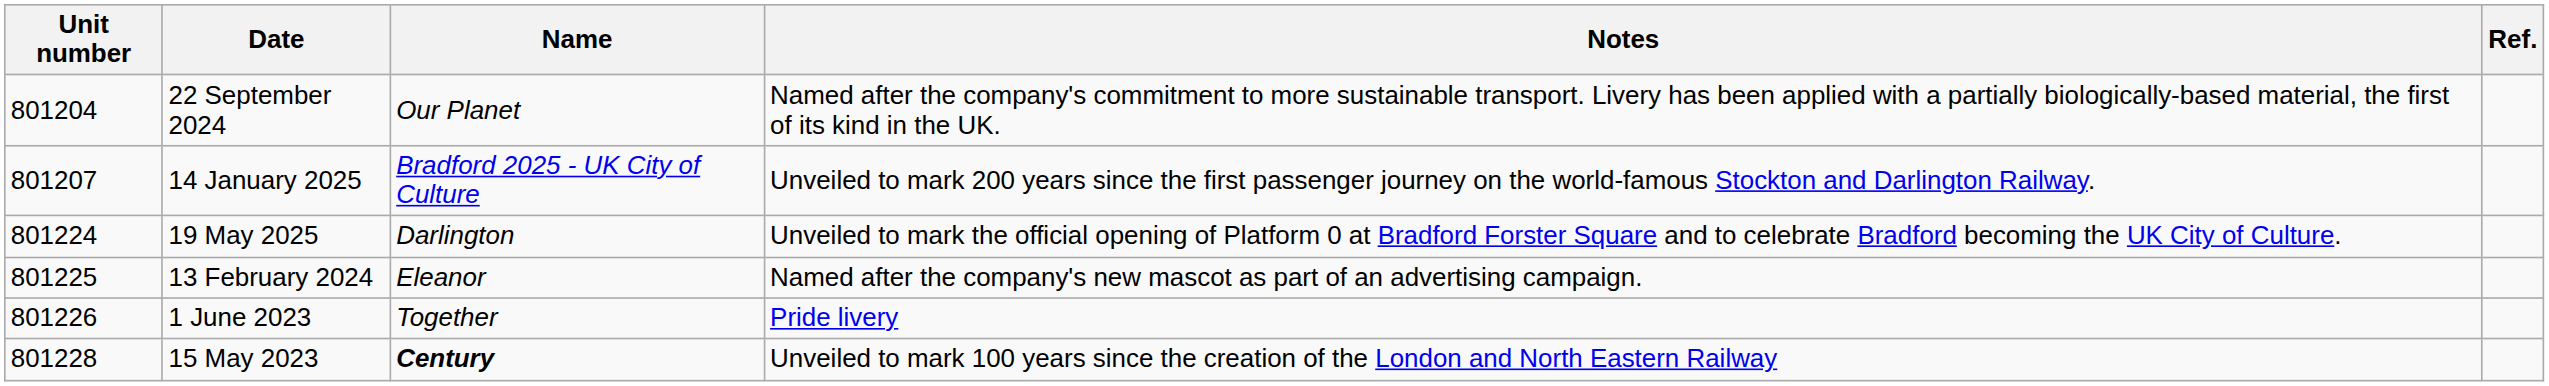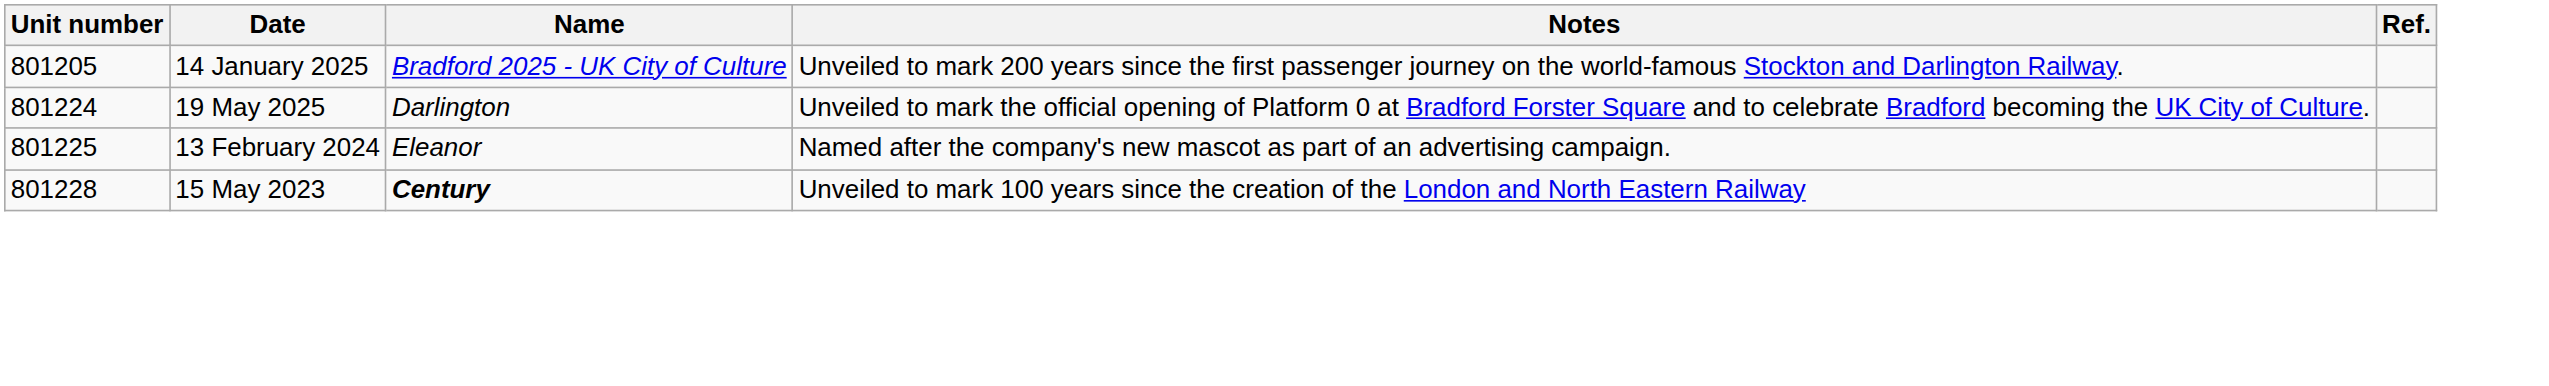- row: (250, 109)
(54, 180) 801207 -> (54, 66) 801205
- row: (240, 318)
